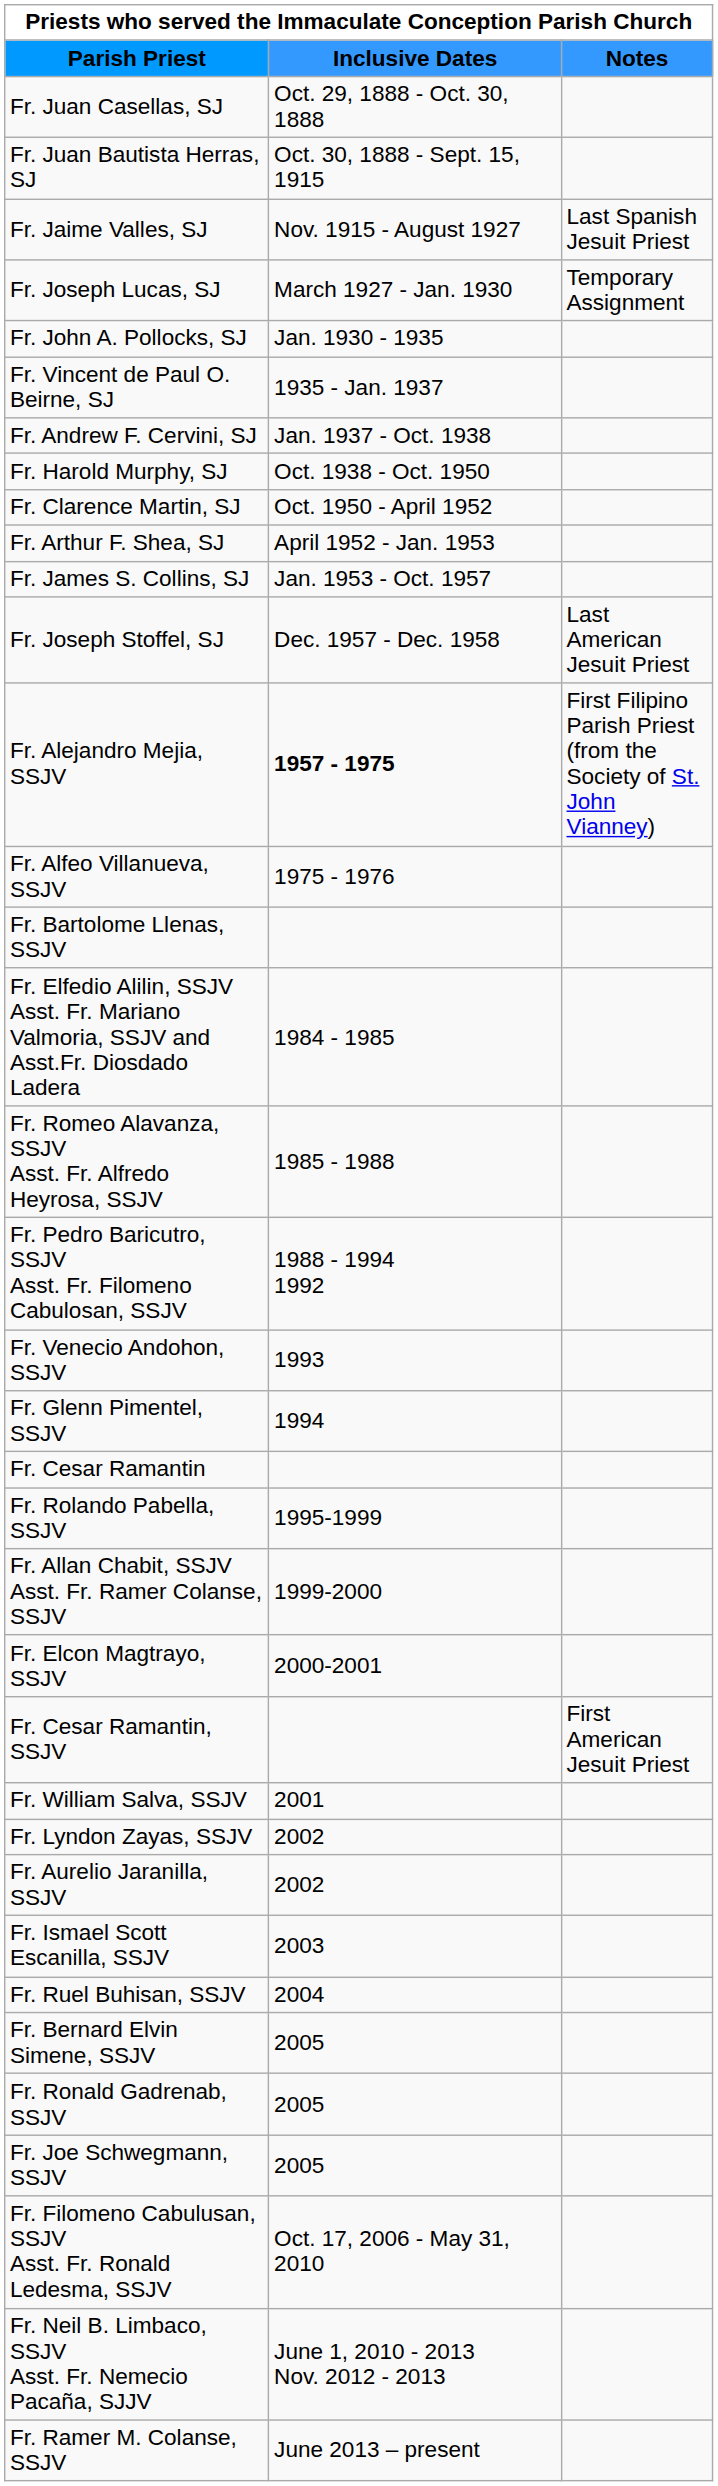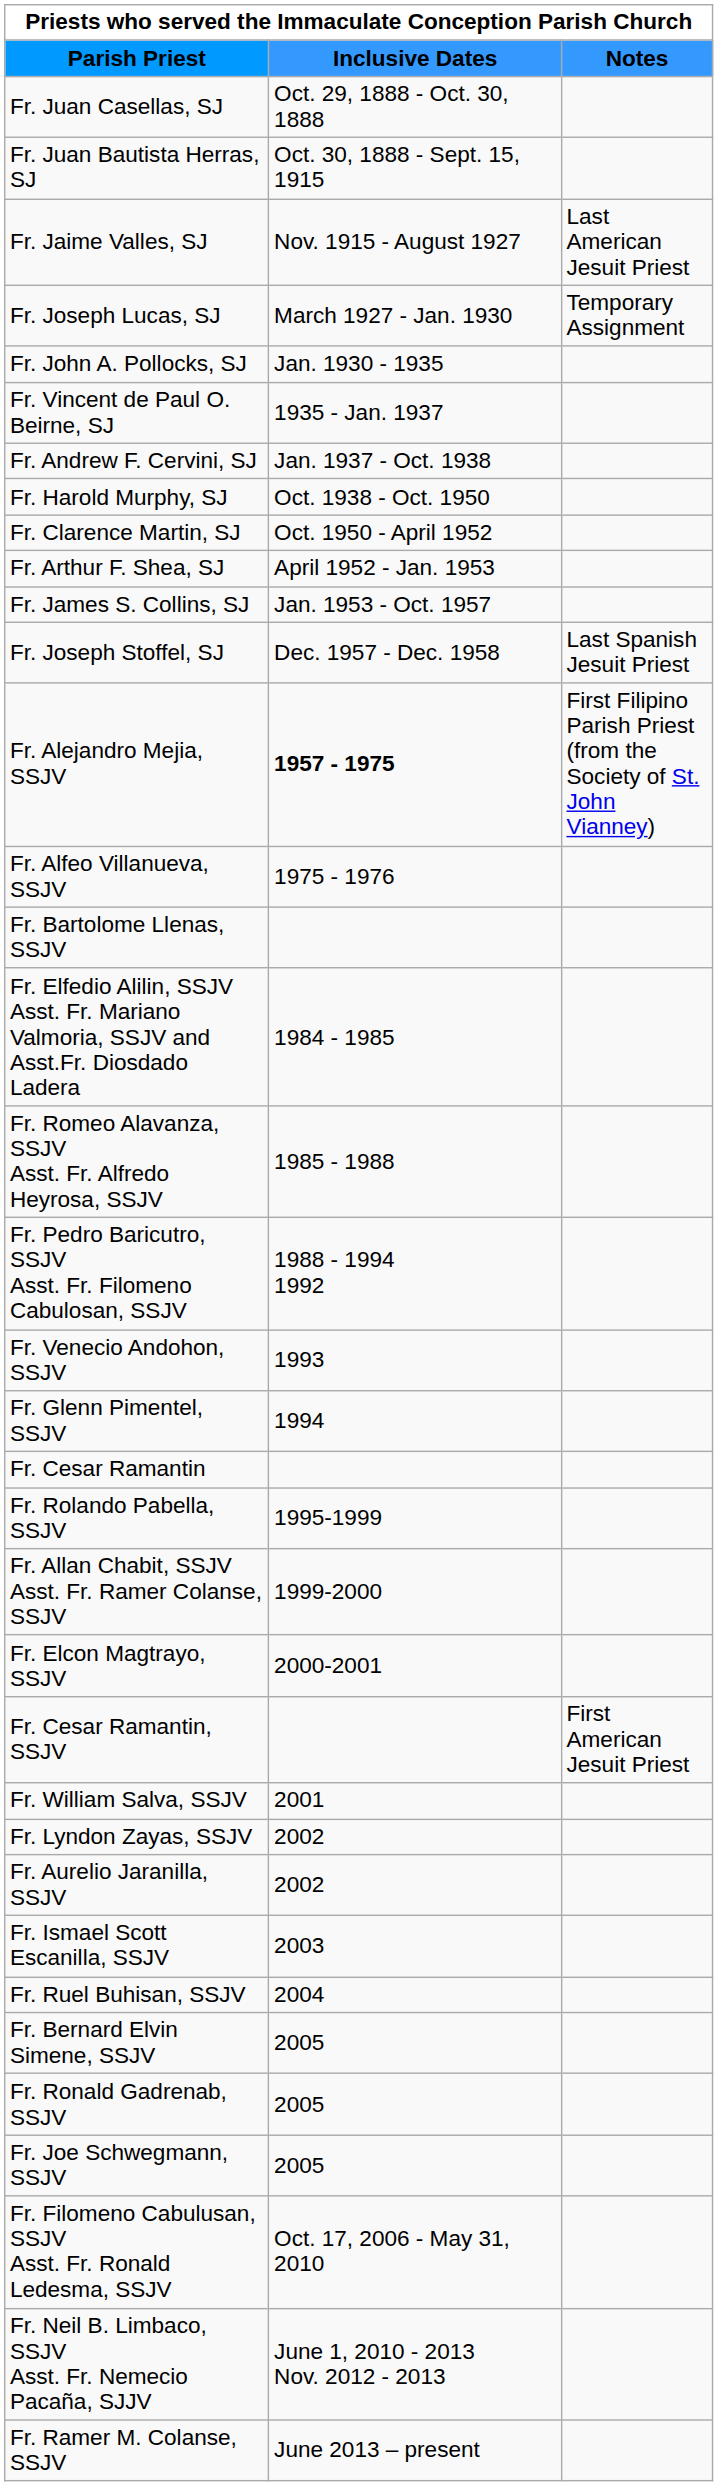(632, 228) Last Spanish Jesuit Priest -> (628, 241) Last American Jesuit Priest
(628, 639) Last American Jesuit Priest -> (632, 652) Last Spanish Jesuit Priest
